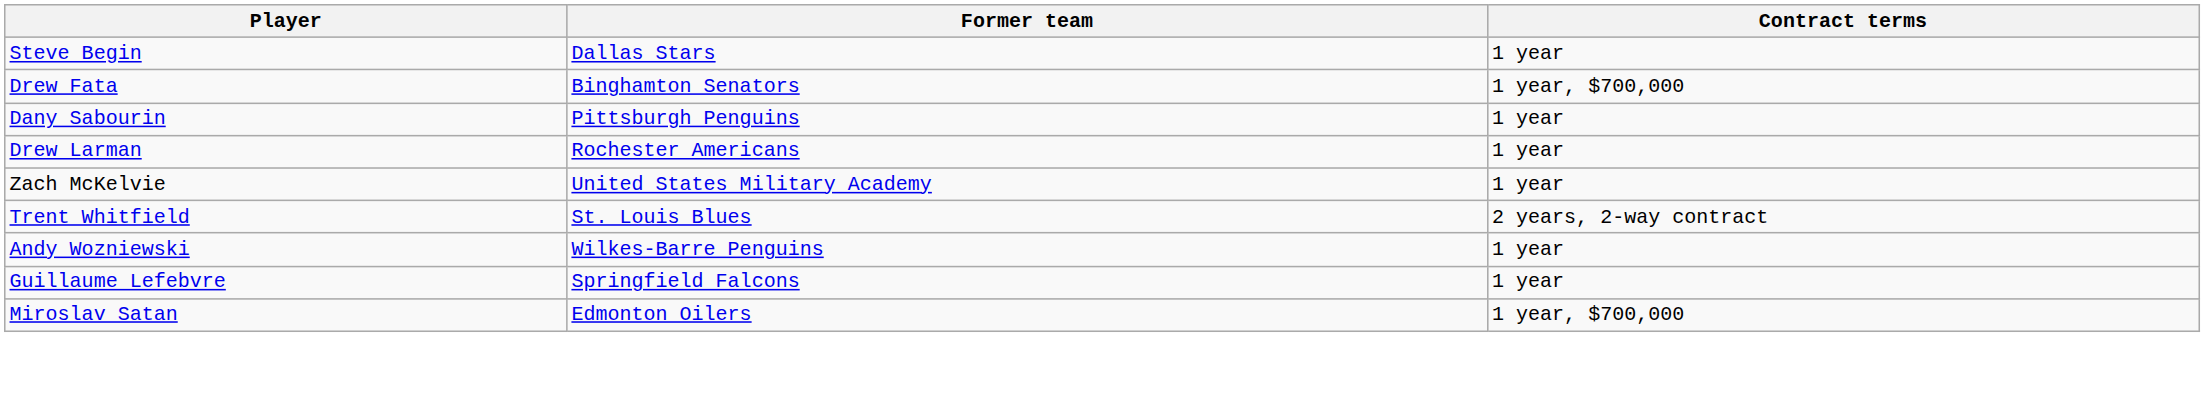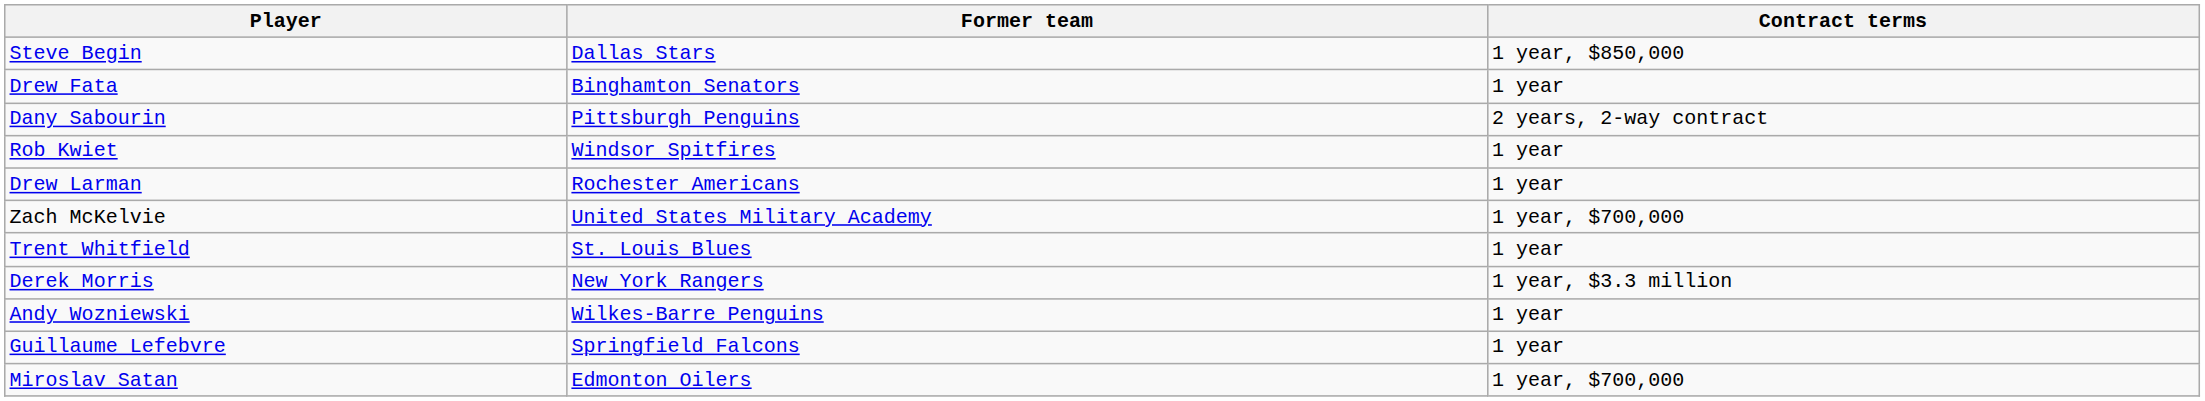(1528, 54) 1 year -> (1588, 54) 1 year, $850,000
(1588, 86) 1 year, $700,000 -> (1528, 86) 1 year
(1528, 119) 1 year -> (1630, 119) 2 years, 2-way contract
+ row: (64, 152)
(1528, 184) 1 year -> (1588, 217) 1 year, $700,000
(1630, 217) 2 years, 2-way contract -> (1528, 249) 1 year
+ row: (82, 282)
